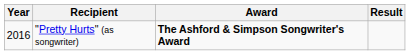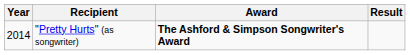(19, 35) 2016 -> (19, 35) 2014
